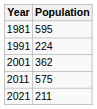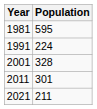(44, 63) 362 -> (44, 63) 328
(44, 79) 575 -> (44, 79) 301
